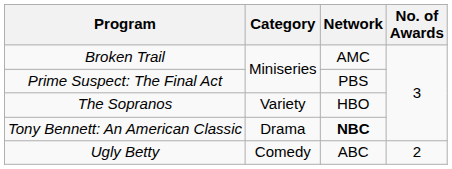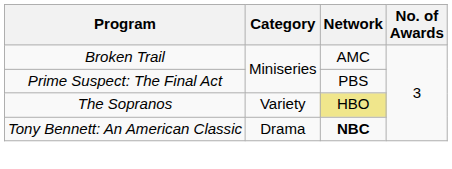(353, 104) no background -> (353, 104) khaki background
- row: (125, 152)
